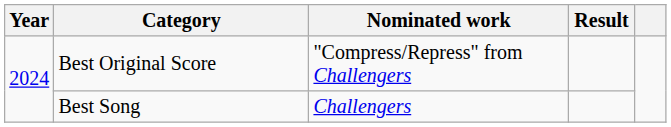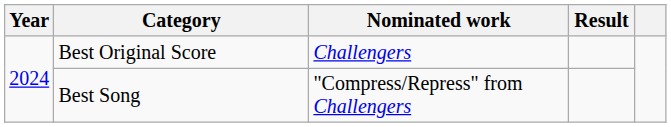(418, 63) "Compress/Repress" from Challengers -> (362, 52) Challengers
(362, 106) Challengers -> (418, 95) "Compress/Repress" from Challengers
